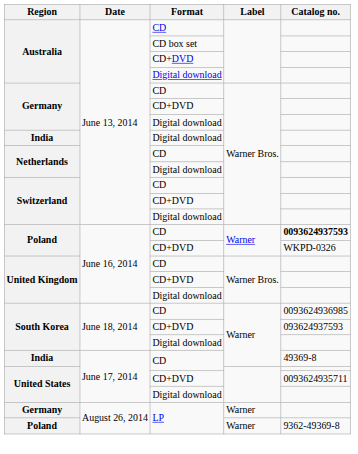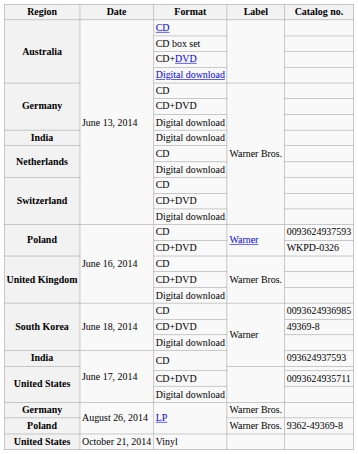(316, 232) bold -> (319, 232) normal
(313, 327) 093624937593 -> (303, 327) 49369-8
(300, 358) 49369-8 -> (316, 358) 093624937593
(241, 410) Warner -> (256, 410) Warner Bros.
(241, 425) Warner -> (256, 425) Warner Bros.
+ row: (42, 441)
